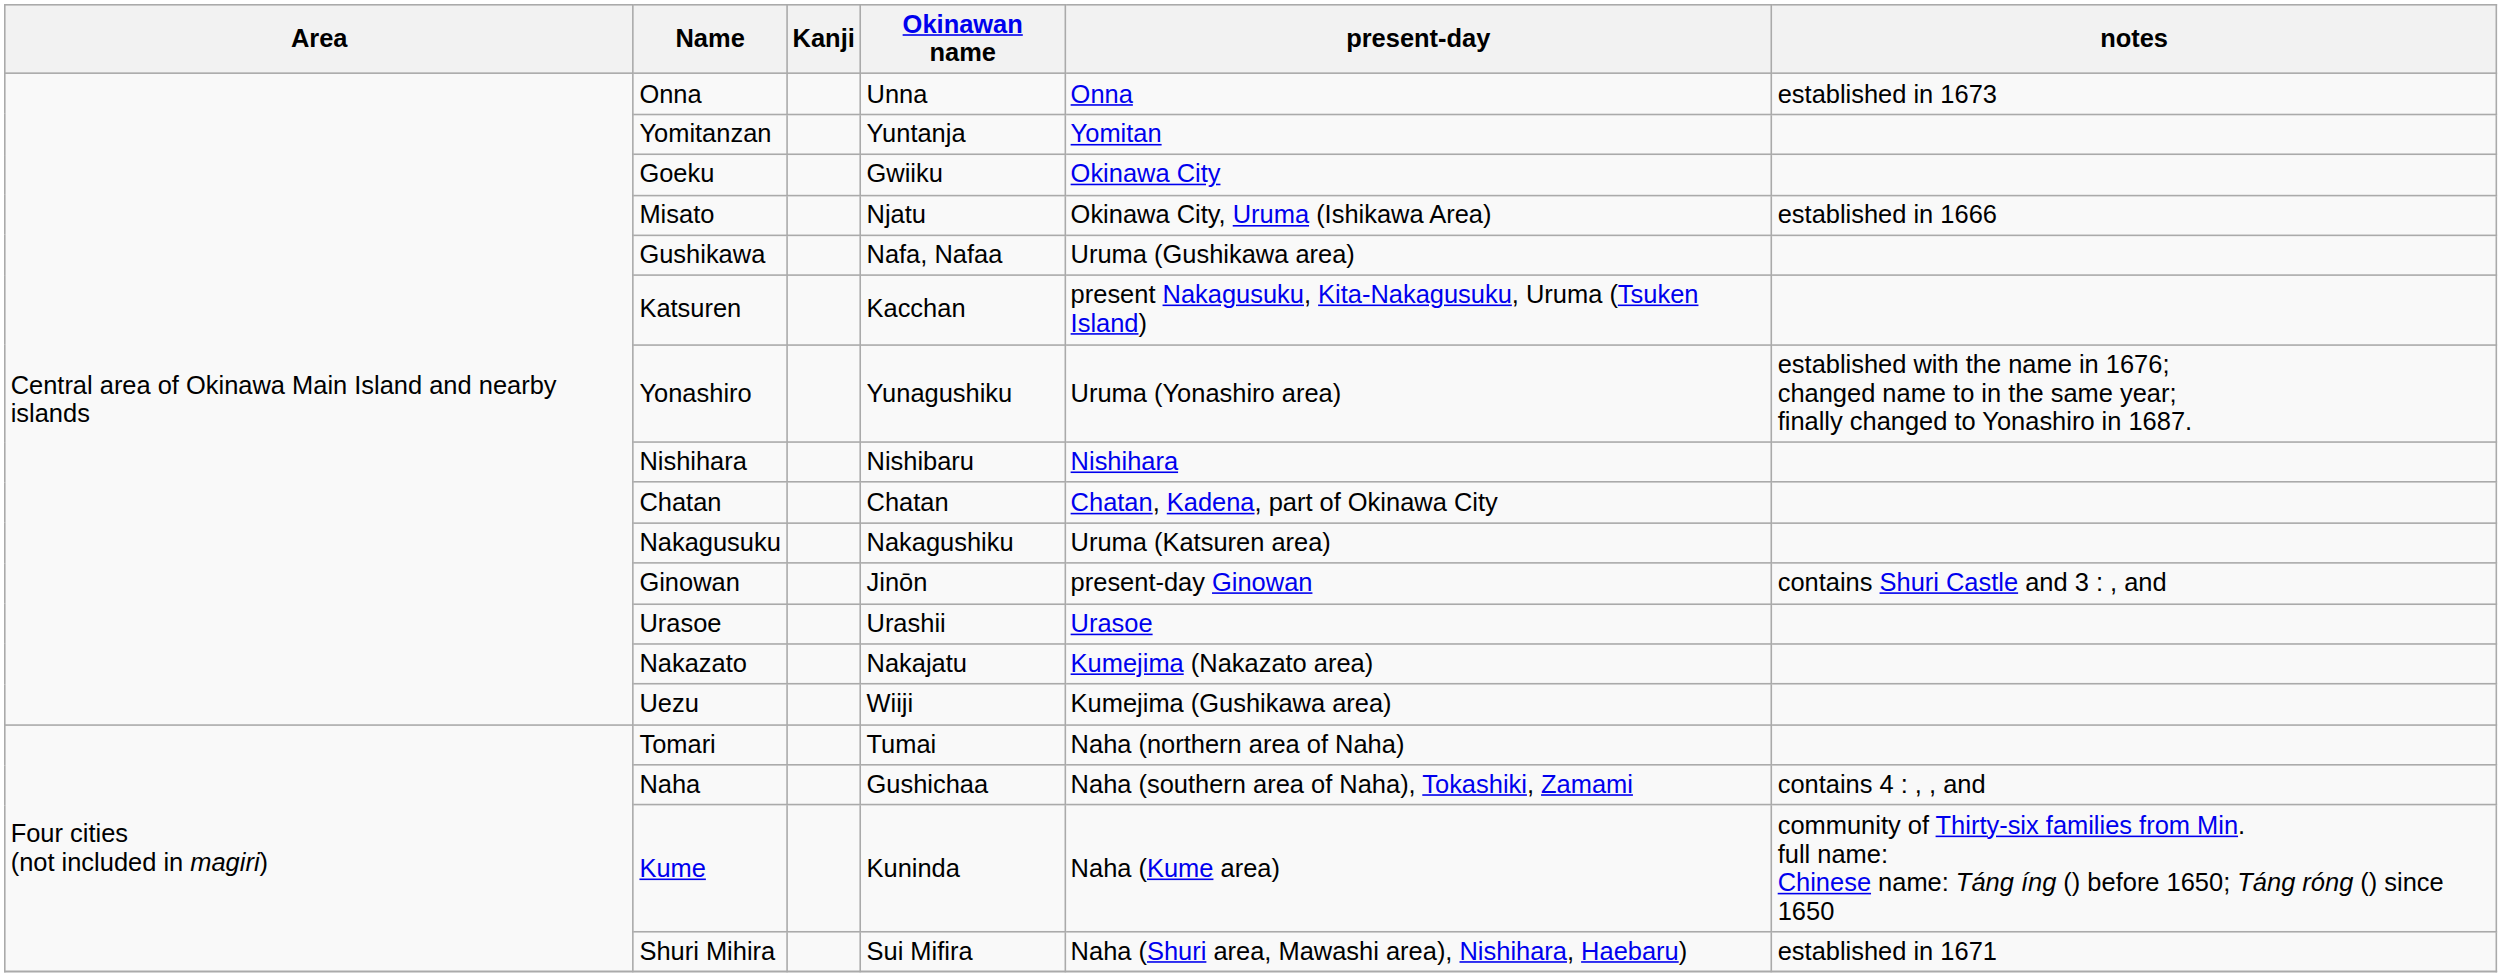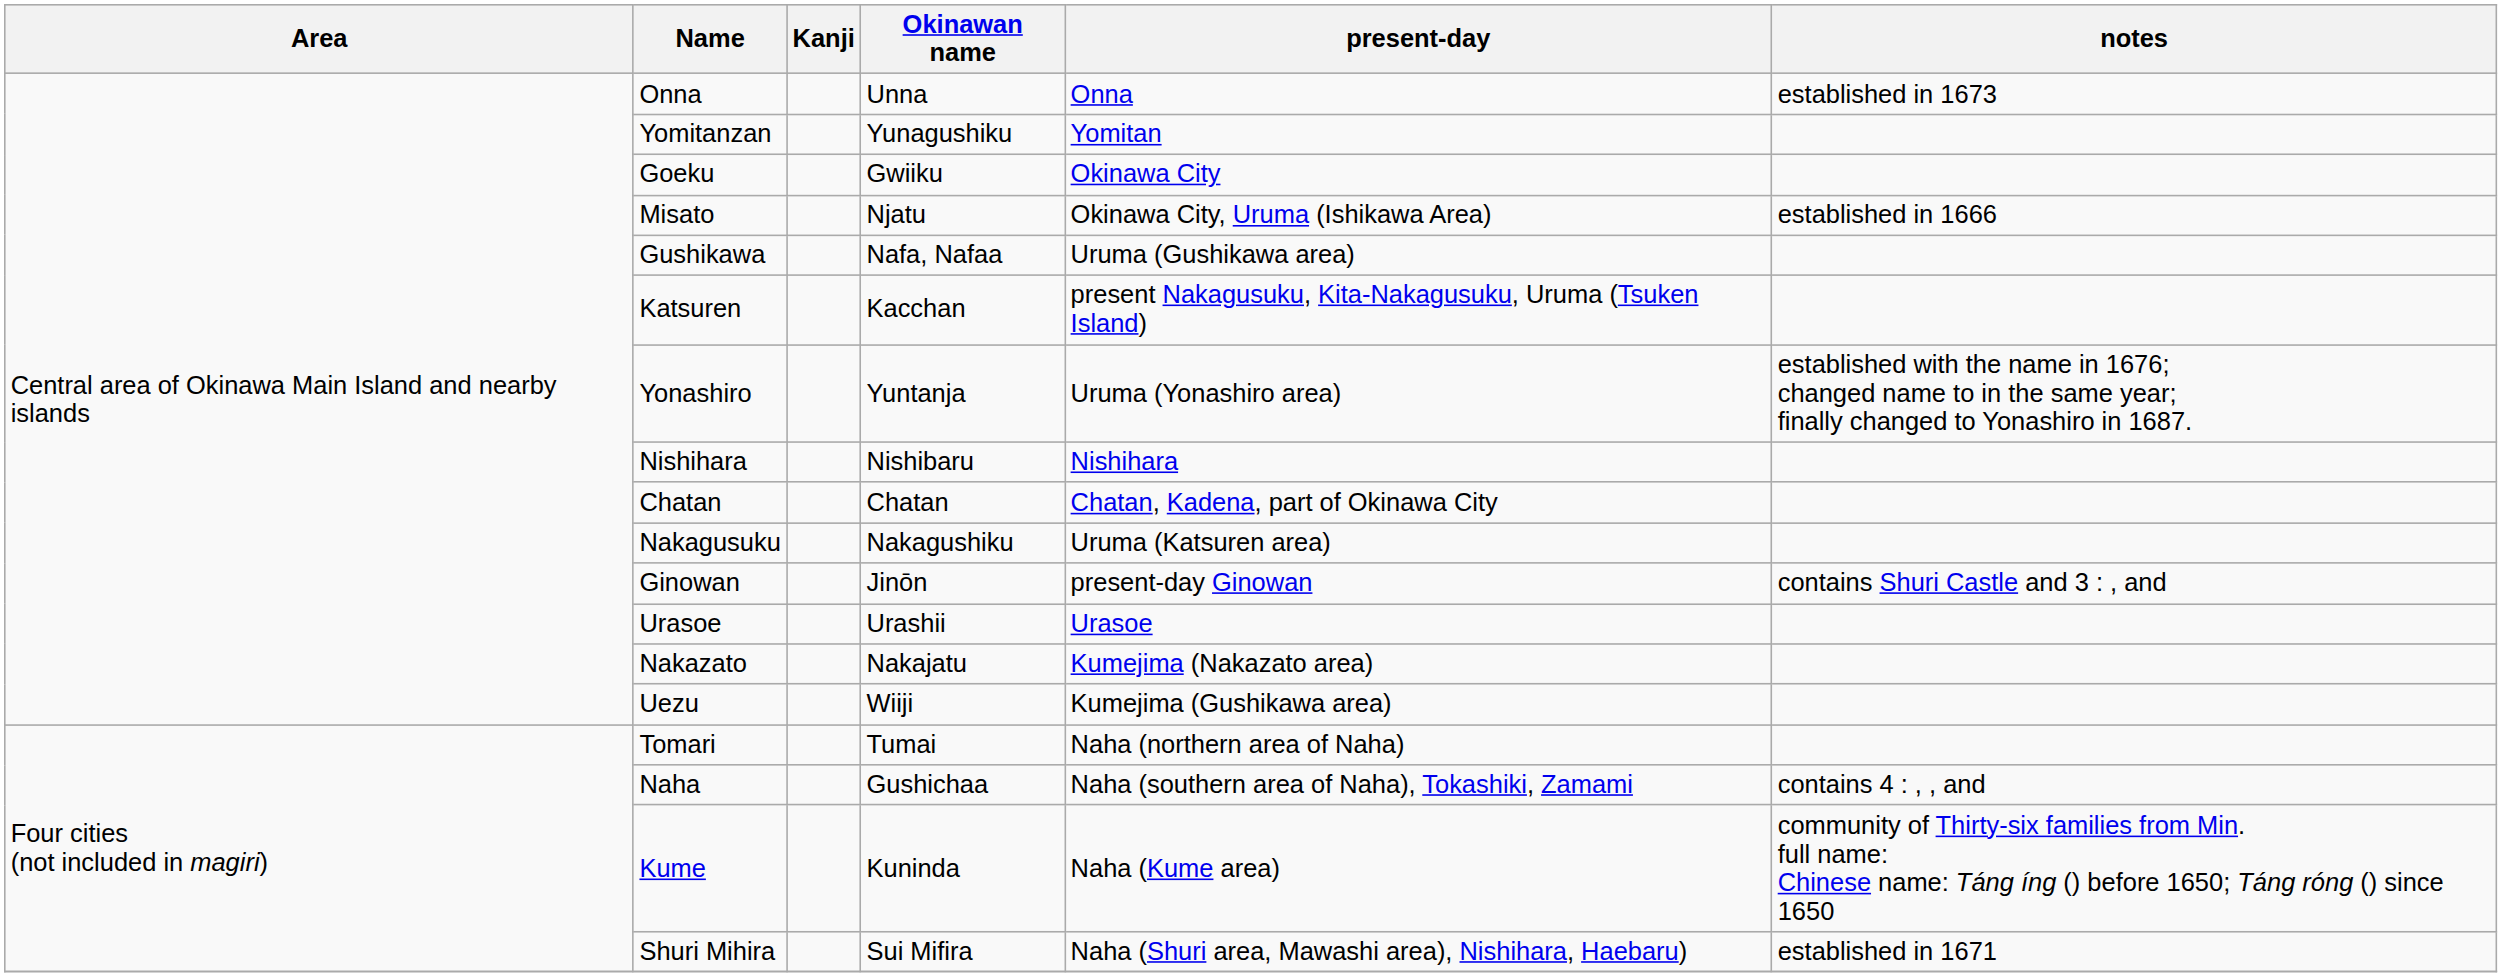(916, 133) Yuntanja -> (939, 133) Yunagushiku
(939, 392) Yunagushiku -> (916, 392) Yuntanja
